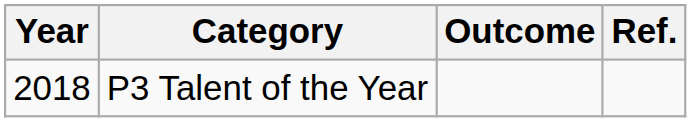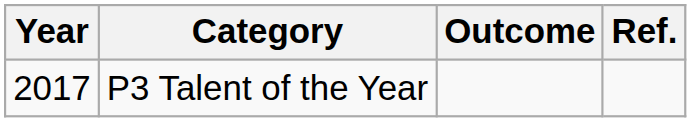(52, 87) 2018 -> (52, 87) 2017
